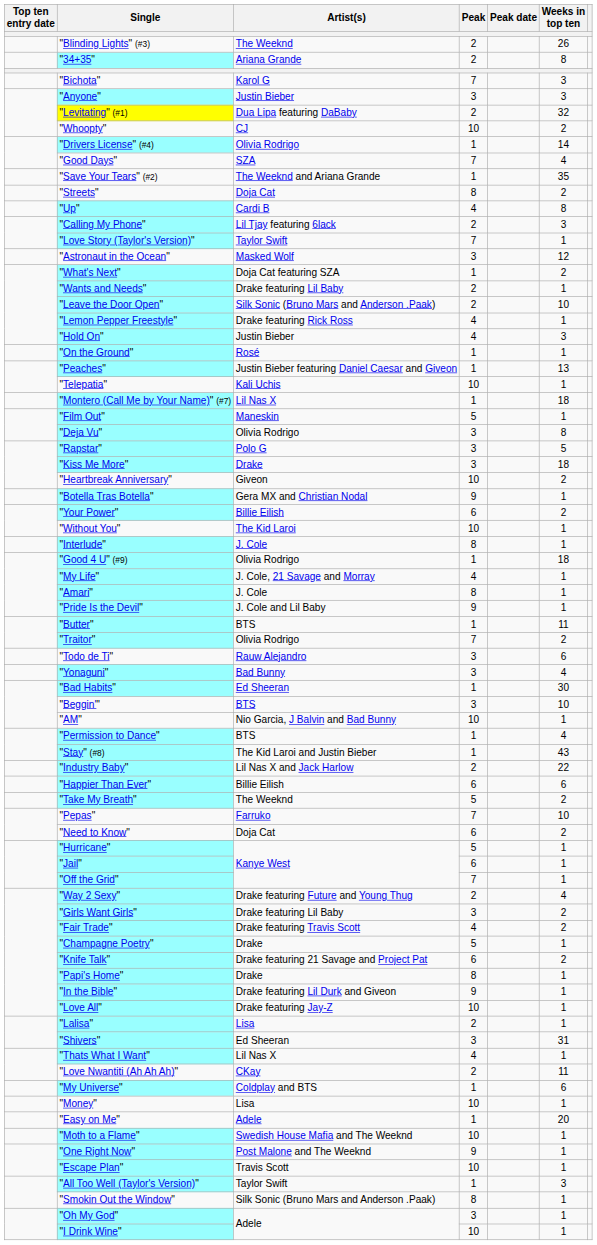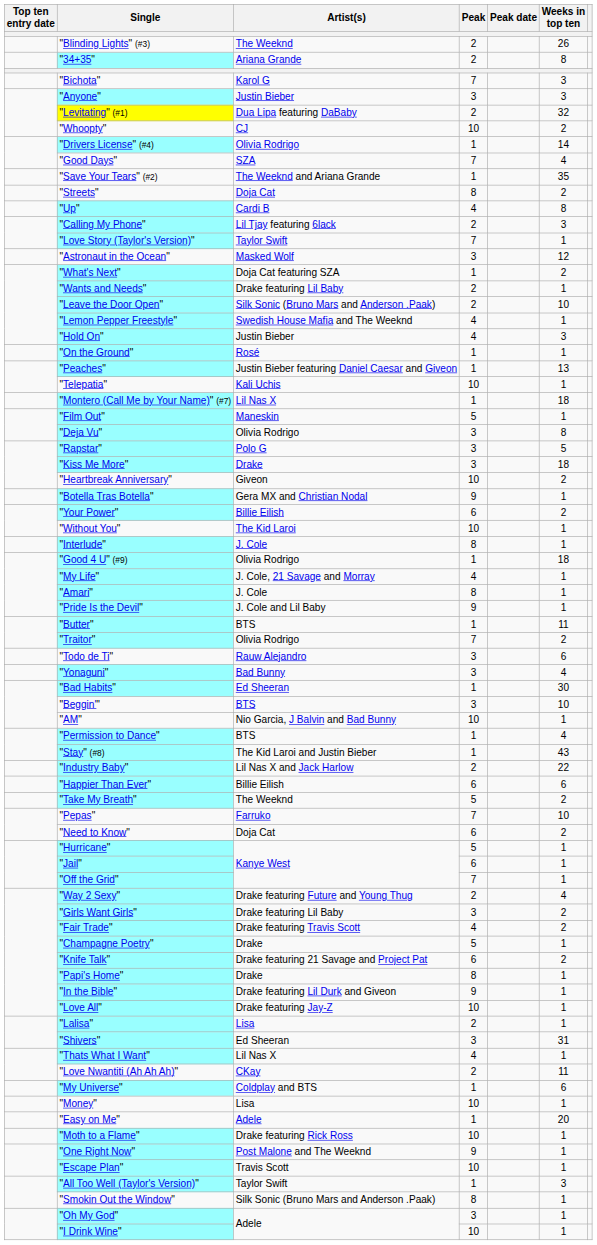(294, 320) Drake featuring Rick Ross -> (324, 320) Swedish House Mafia and The Weeknd
(324, 1136) Swedish House Mafia and The Weeknd -> (294, 1136) Drake featuring Rick Ross
